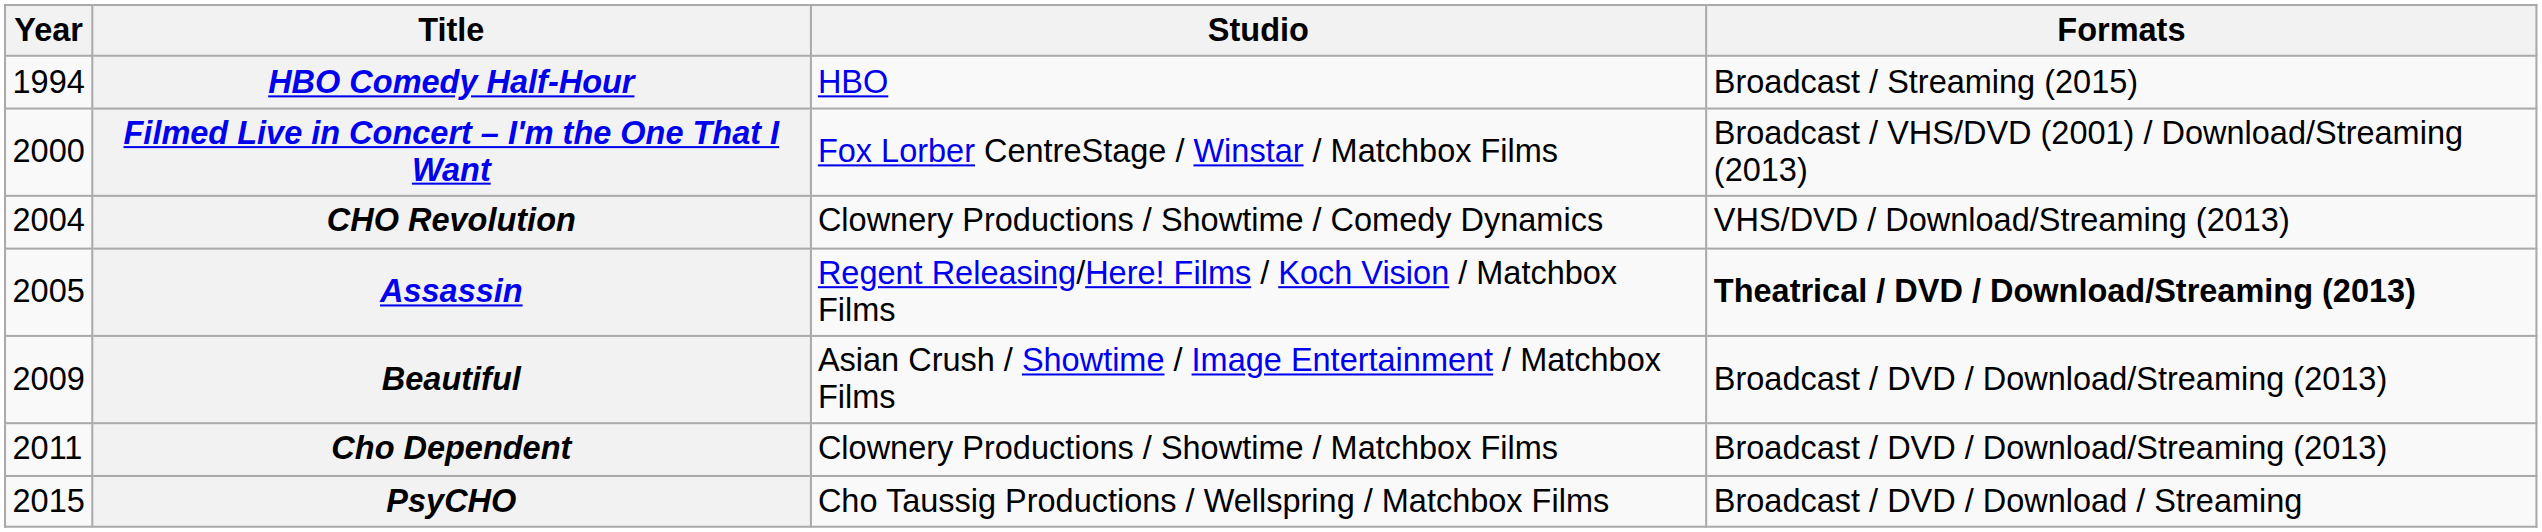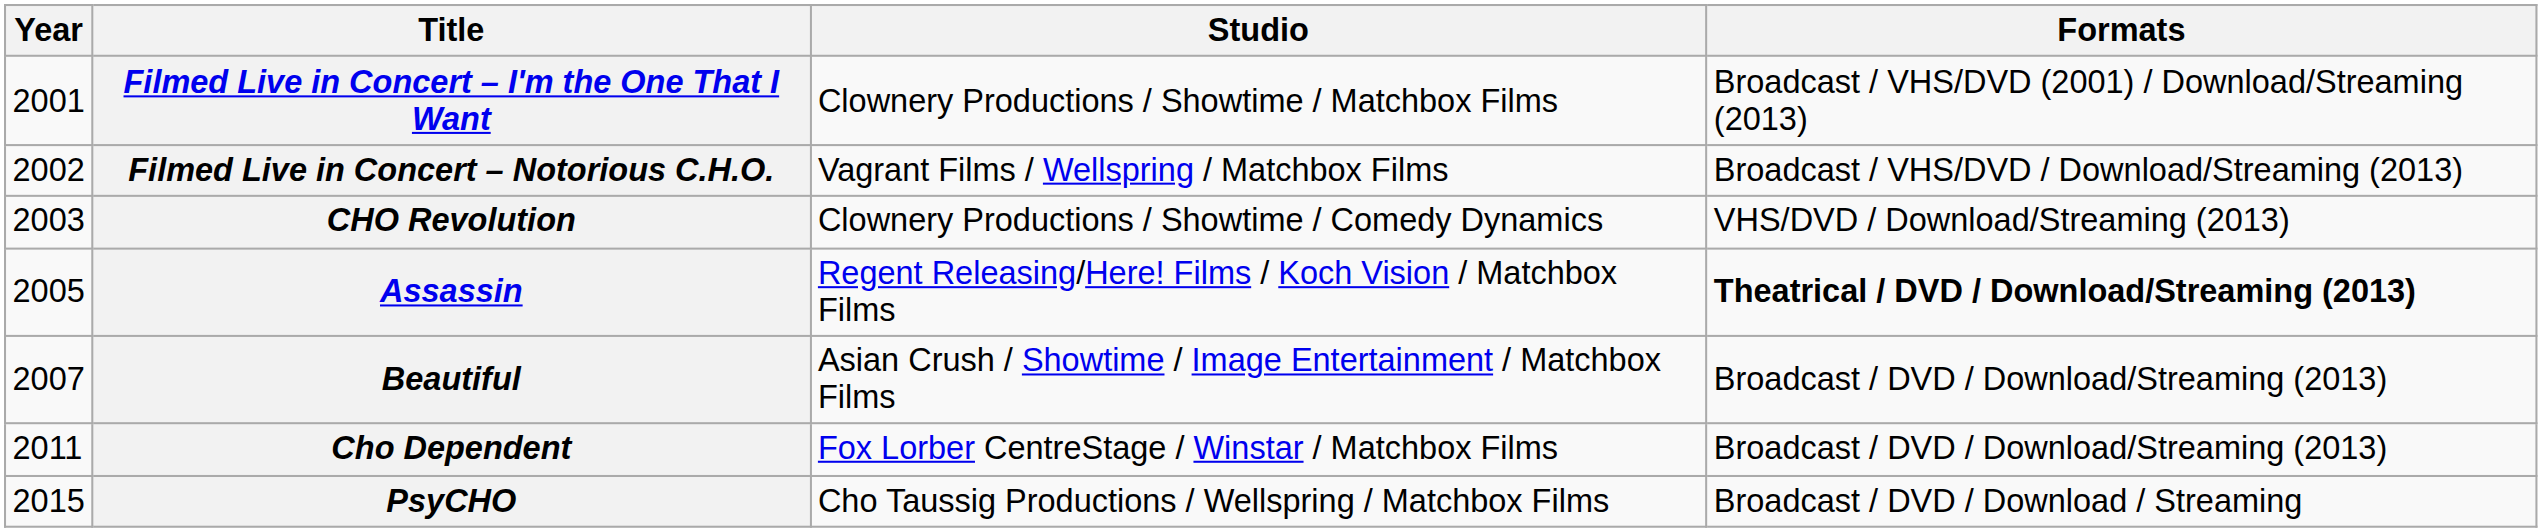- row: (451, 81)
(49, 151) 2000 -> (49, 100) 2001
(1188, 151) Fox Lorber CentreStage / Winstar / Matchbox Films -> (1188, 100) Clownery Productions / Showtime / Matchbox Films
+ row: (451, 169)
(49, 221) 2004 -> (49, 221) 2003
(49, 379) 2009 -> (49, 379) 2007
(1188, 448) Clownery Productions / Showtime / Matchbox Films -> (1188, 448) Fox Lorber CentreStage / Winstar / Matchbox Films
